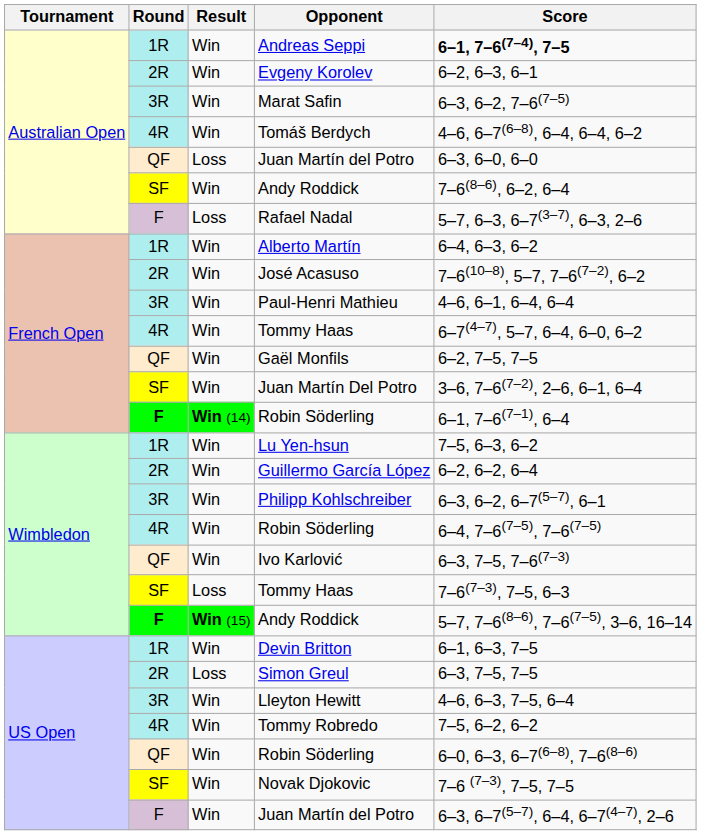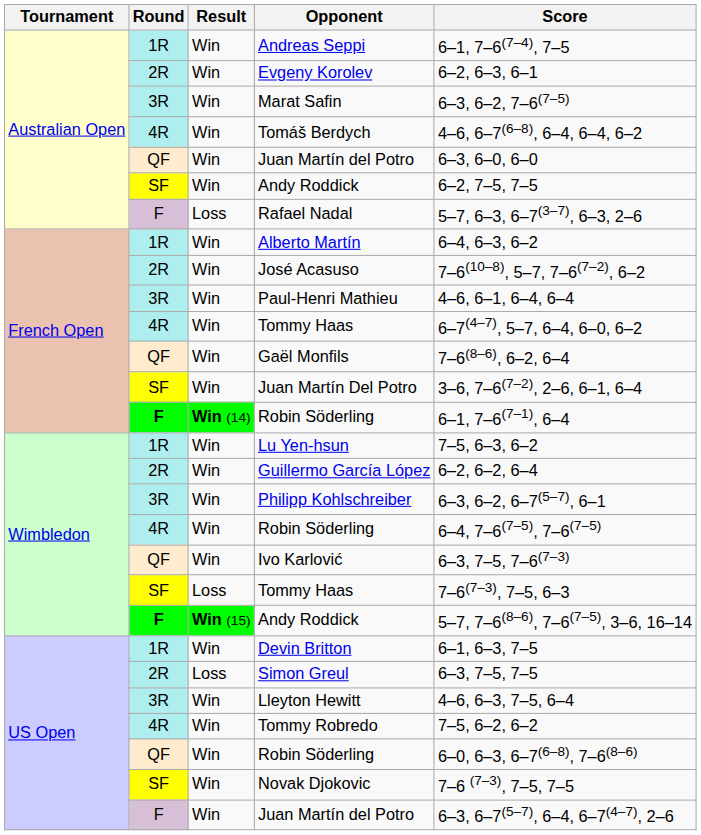(504, 45) bold -> (504, 45) normal
(209, 160) Loss -> (206, 160) Win
(504, 188) 7–6(8–6), 6–2, 6–4 -> (488, 185) 6–2, 7–5, 7–5
(488, 358) 6–2, 7–5, 7–5 -> (504, 356) 7–6(8–6), 6–2, 6–4
